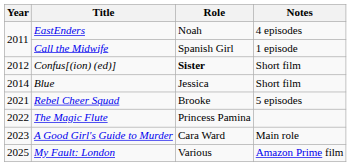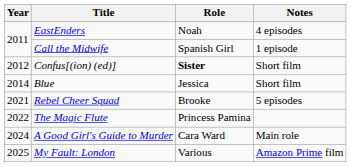(18, 135) 2023 -> (18, 135) 2024
